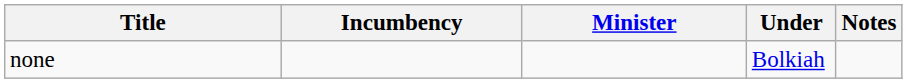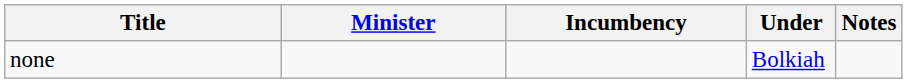columns swapped: (634, 22) <-> (402, 22)
